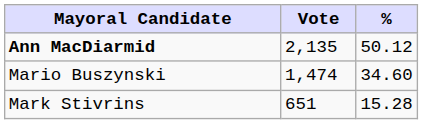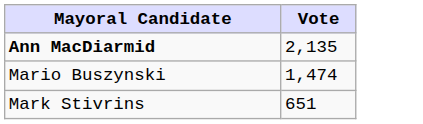- column: (387, 19)
